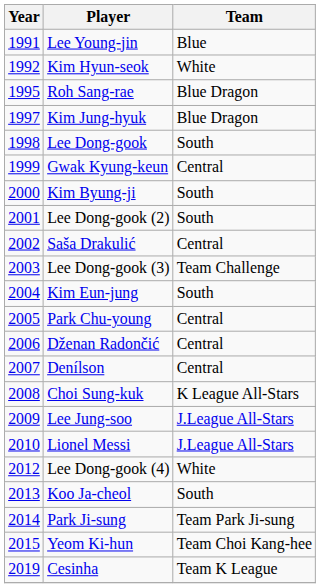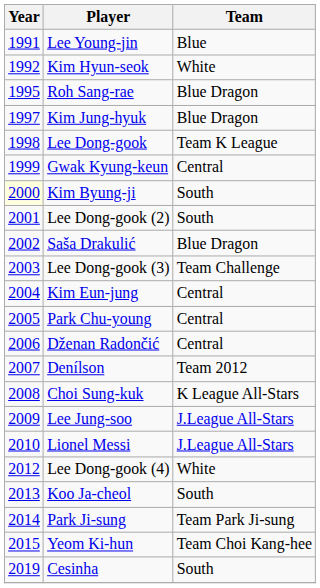(195, 142) South -> (227, 142) Team K League
(24, 192) no background -> (24, 192) lightyellow background
(200, 243) Central -> (217, 243) Blue Dragon
(195, 293) South -> (200, 293) Central
(200, 368) Central -> (212, 368) Team 2012
(227, 569) Team K League -> (195, 569) South
